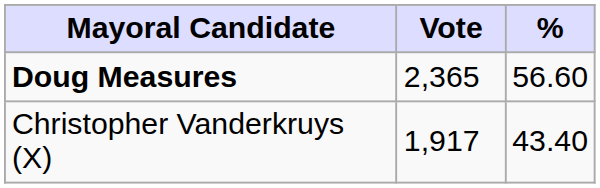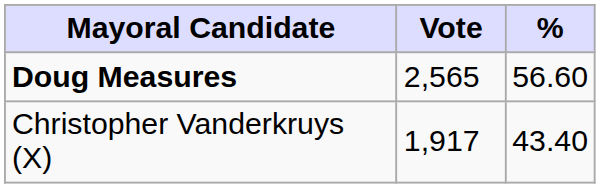(442, 76) 2,365 -> (442, 76) 2,565
